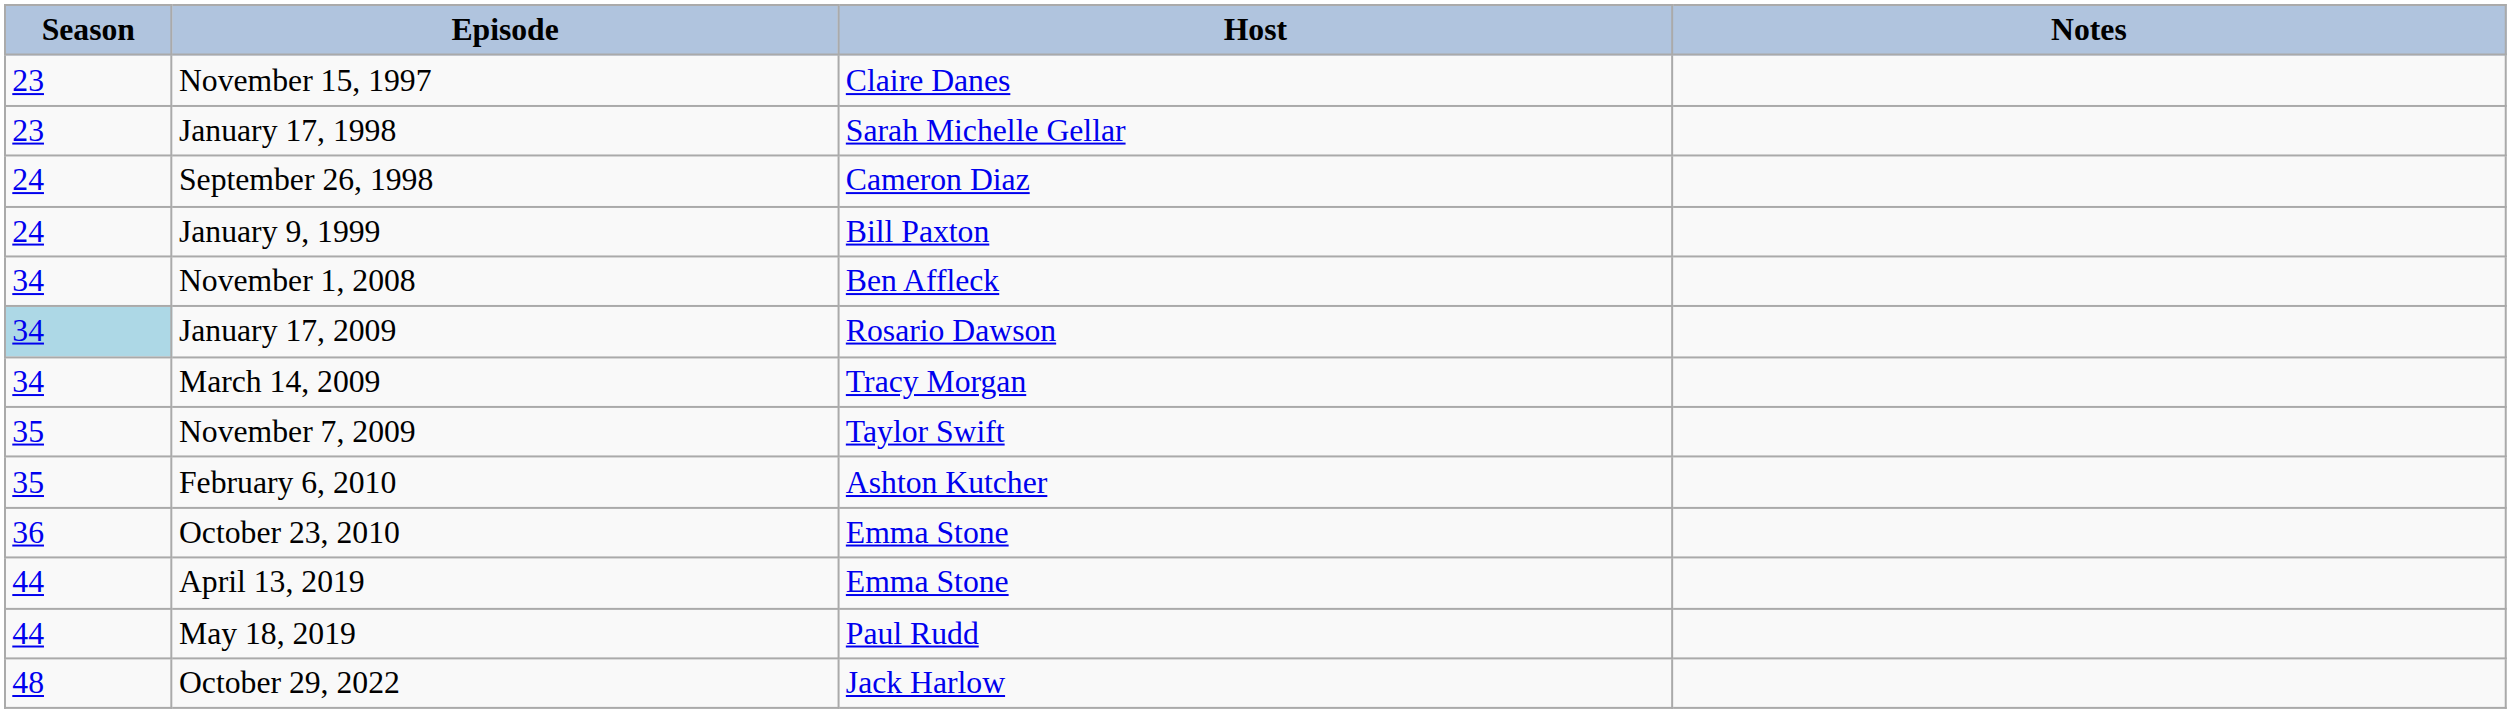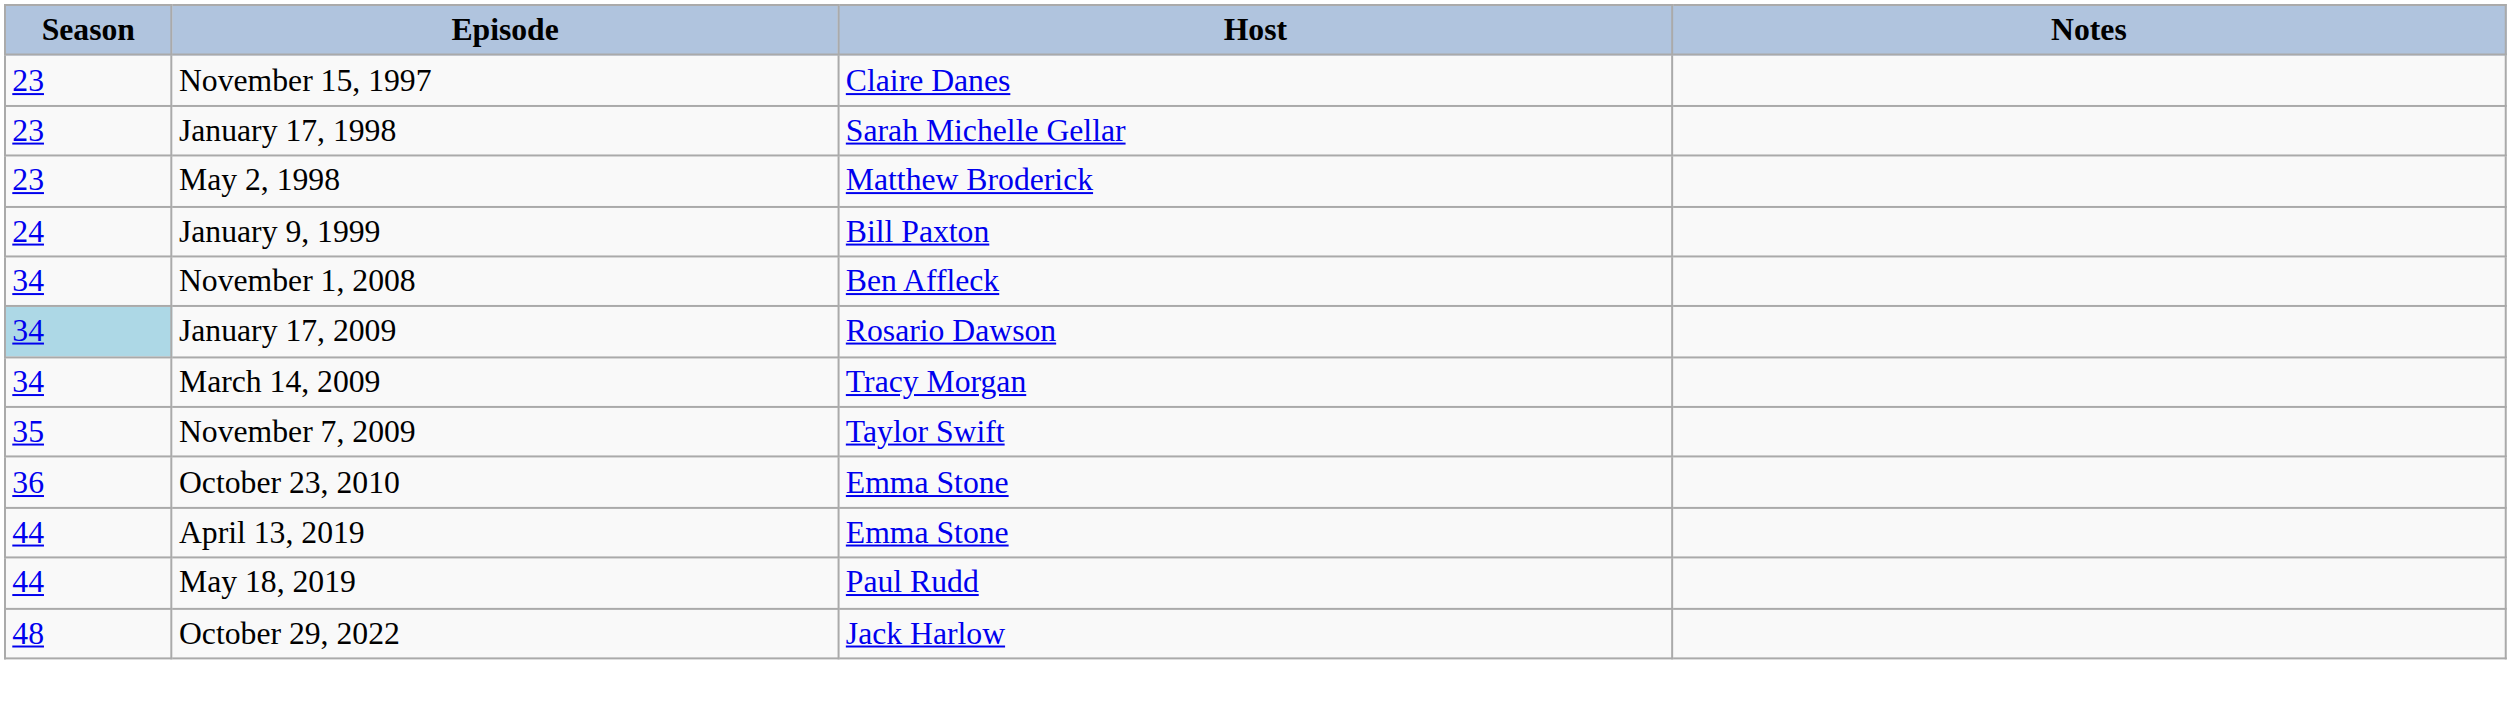+ row: (259, 180)
- row: (306, 180)
- row: (288, 481)
